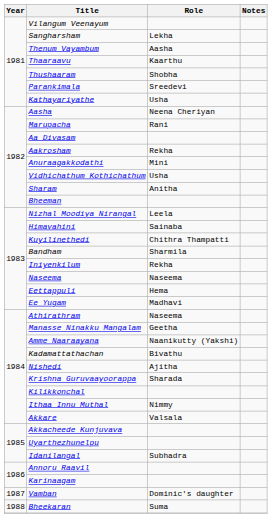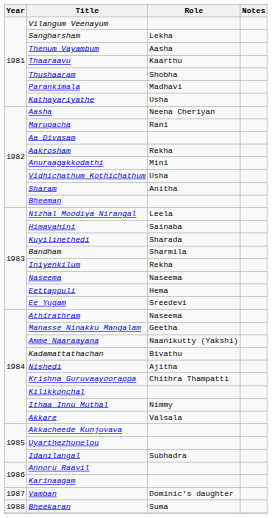(168, 87) Sreedevi -> (166, 87) Madhavi
(189, 239) Chithra Thampatti -> (166, 239) Sharada
(166, 303) Madhavi -> (168, 303) Sreedevi
(166, 379) Sharada -> (189, 379) Chithra Thampatti
